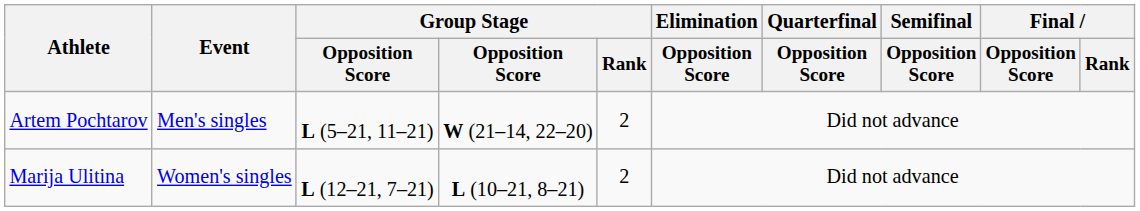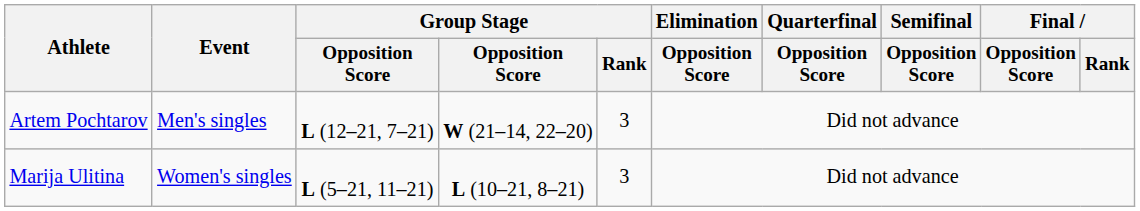(367, 132) L (5–21, 11–21) -> (367, 132) L (12–21, 7–21)
(624, 120) 2 -> (624, 120) 3
(367, 189) L (12–21, 7–21) -> (367, 189) L (5–21, 11–21)
(624, 177) 2 -> (624, 177) 3
